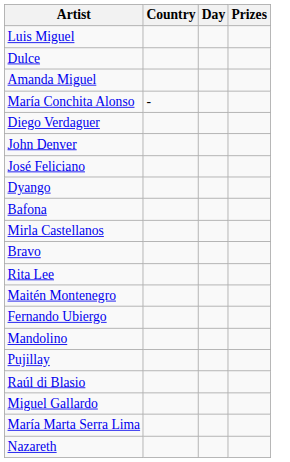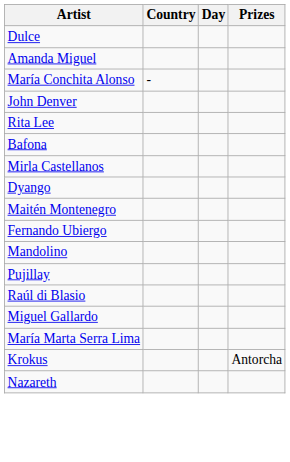- row: (41, 36)
- row: (54, 123)
- row: (46, 166)
rows swapped: (29, 187) <-> (31, 274)
- row: (24, 252)
+ row: (28, 360)
